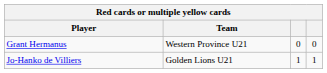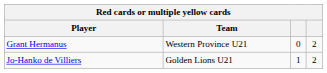(314, 45) 0 -> (314, 45) 2
(314, 61) 1 -> (314, 61) 2
